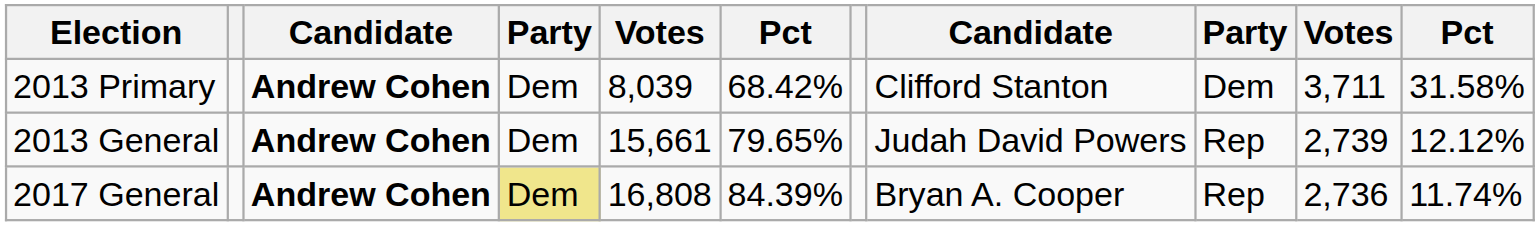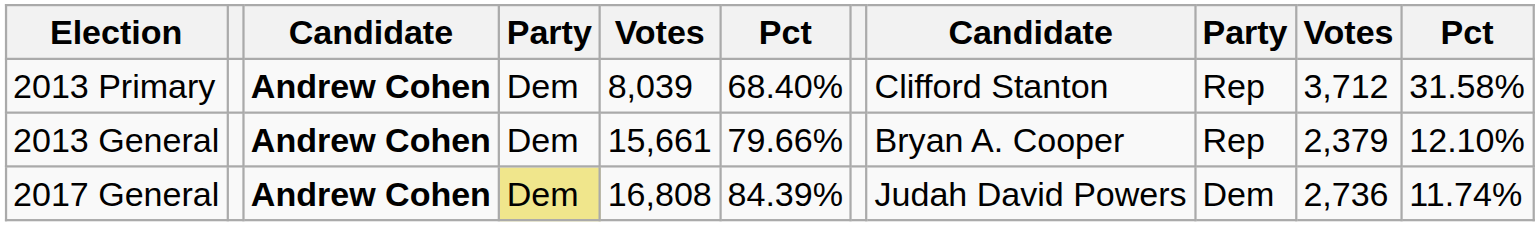(785, 86) 68.42% -> (785, 86) 68.40%
(1238, 86) Dem -> (1234, 86) Rep
(1345, 86) 3,711 -> (1346, 86) 3,712
(785, 140) 79.65% -> (785, 140) 79.66%
(1031, 140) Judah David Powers -> (999, 140) Bryan A. Cooper
(1346, 140) 2,739 -> (1346, 140) 2,379
(1467, 140) 12.12% -> (1467, 140) 12.10%
(999, 194) Bryan A. Cooper -> (1031, 194) Judah David Powers
(1234, 194) Rep -> (1238, 194) Dem
